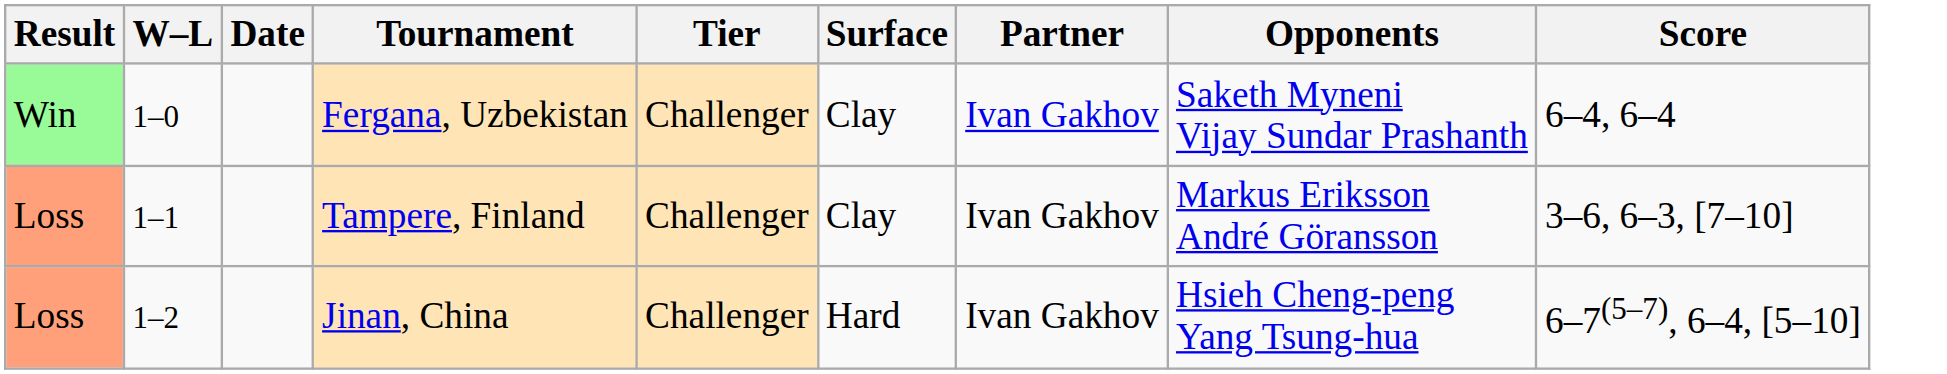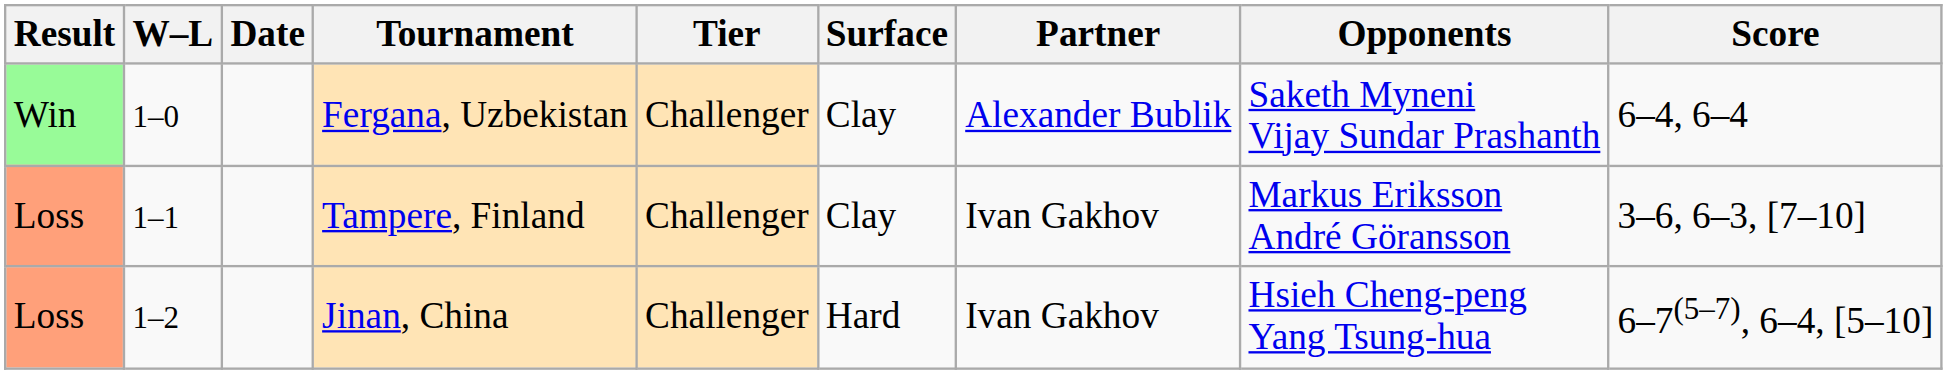(1062, 114) Ivan Gakhov -> (1098, 114) Alexander Bublik
